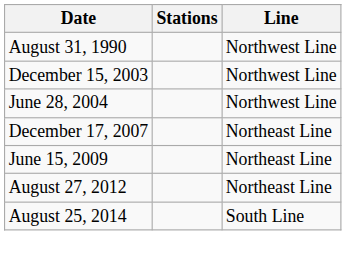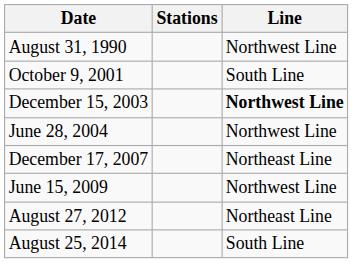+ row: (66, 74)
(281, 74) normal -> (285, 103) bold
(279, 159) Northeast Line -> (281, 187) Northwest Line
